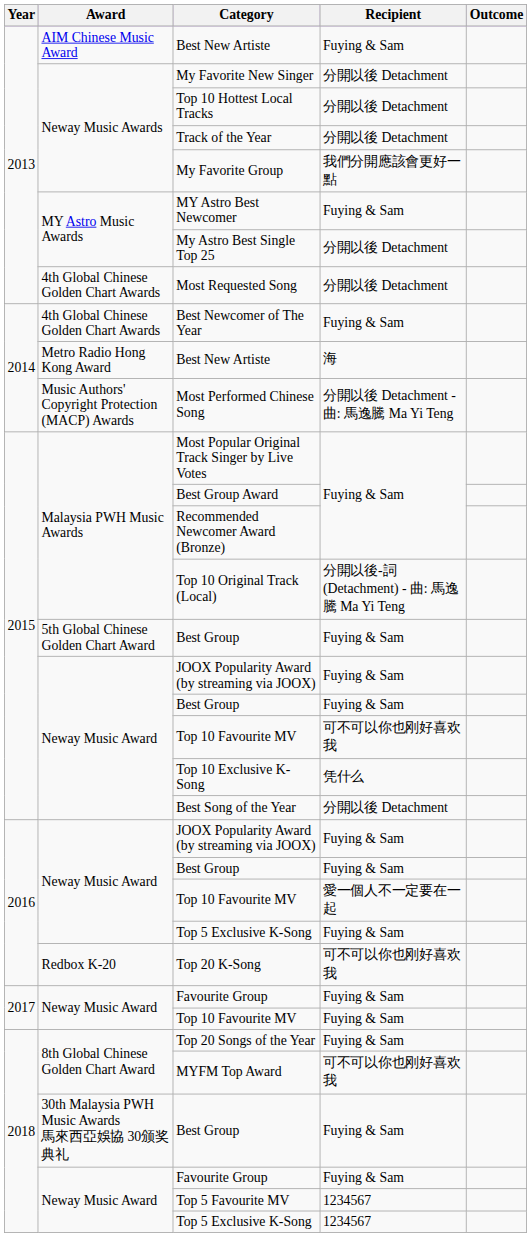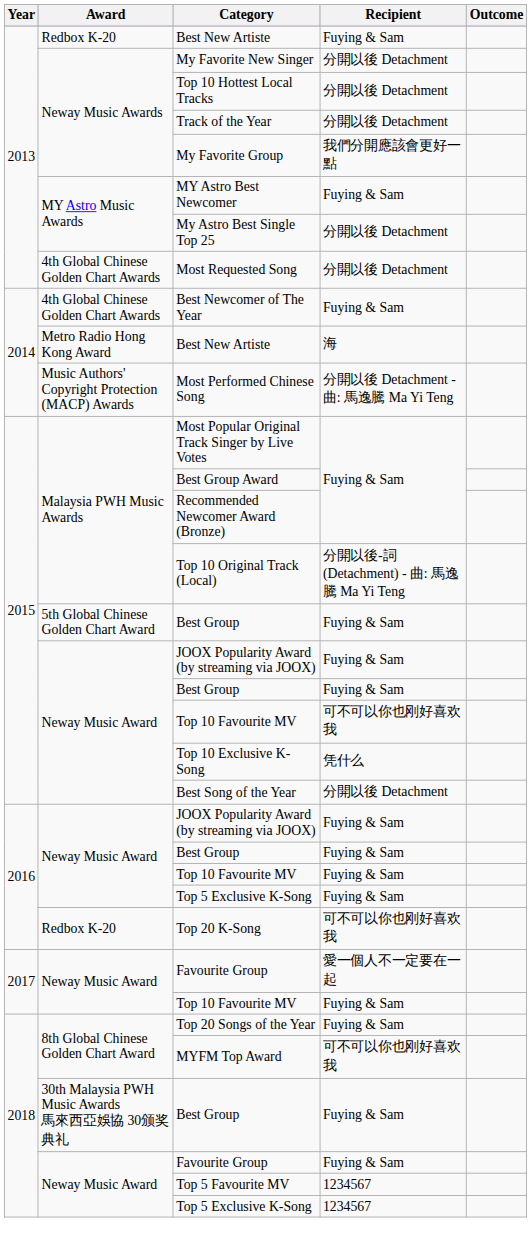(98, 44) AIM Chinese Music Award -> (79, 37) Redbox K-20
(392, 899) 愛一個人不一定要在一起 -> (363, 874) Fuying & Sam
(363, 996) Fuying & Sam -> (392, 970) 愛一個人不一定要在一起
